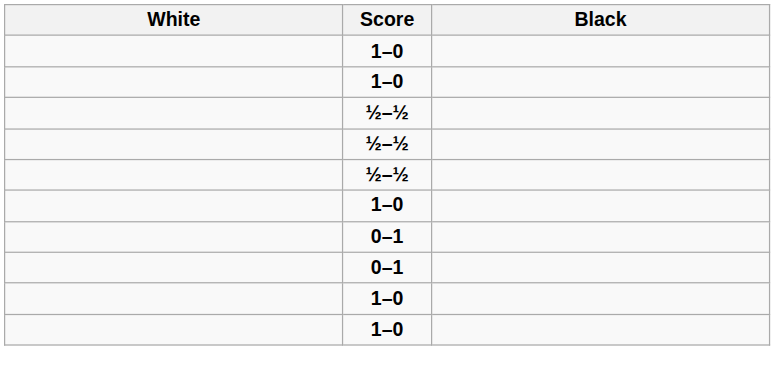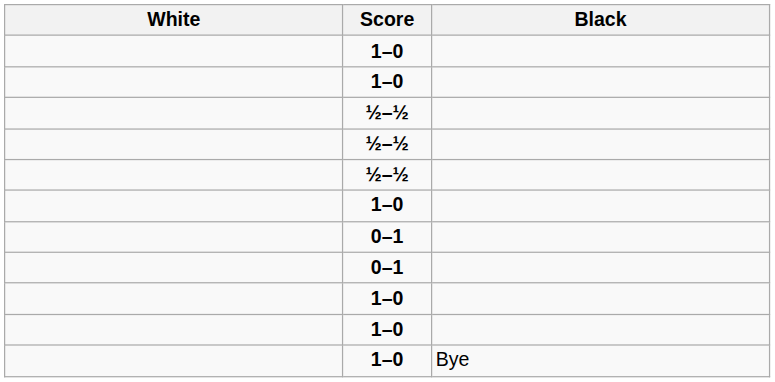+ row: (387, 360)
